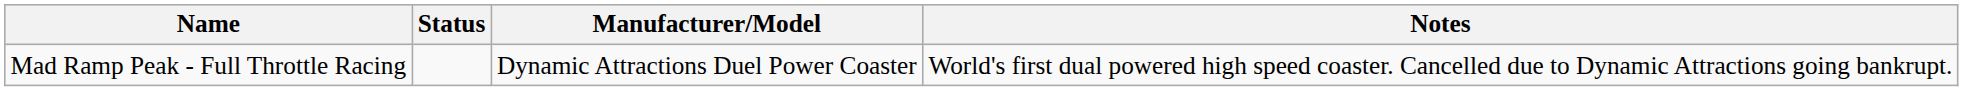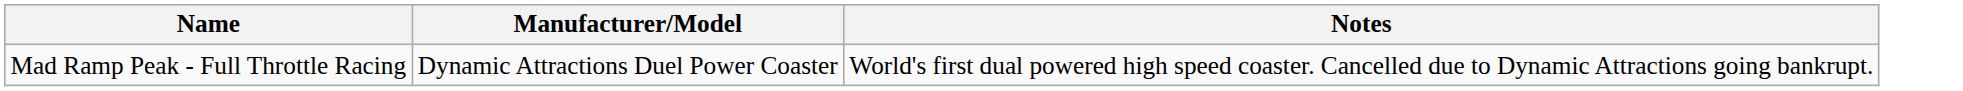- column: (452, 24)
